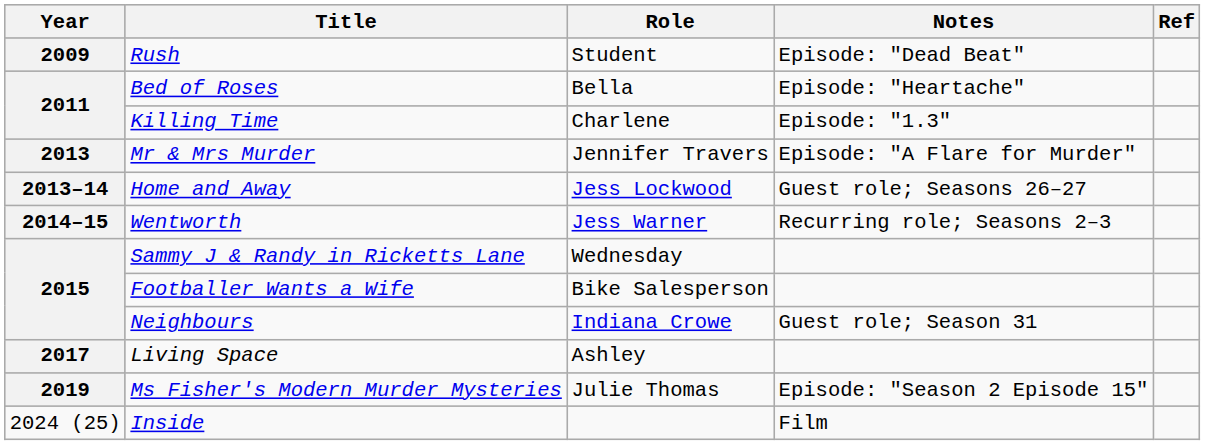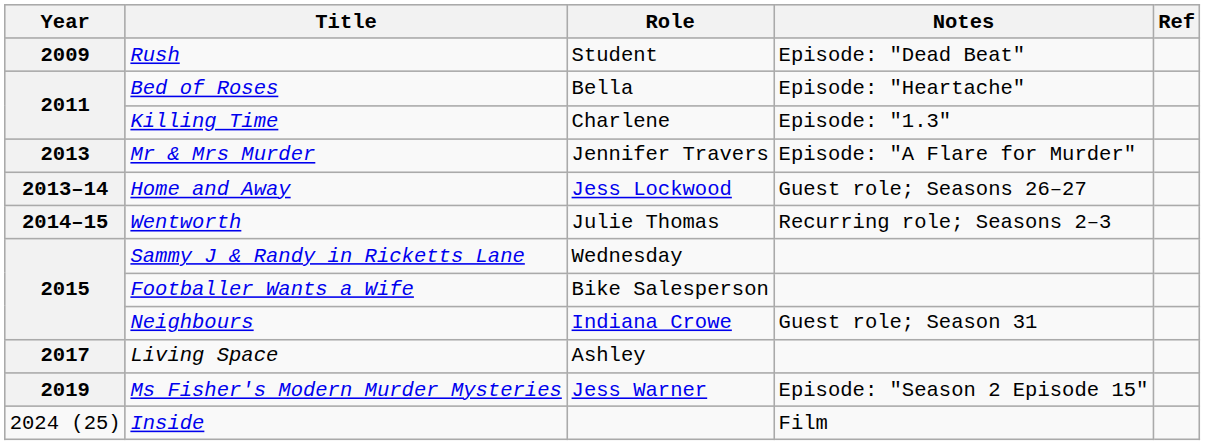(639, 222) Jess Warner -> (646, 222) Julie Thomas
(646, 390) Julie Thomas -> (639, 390) Jess Warner
